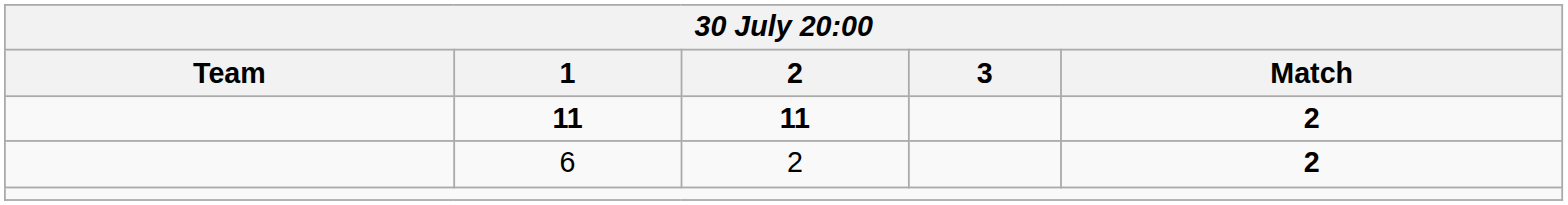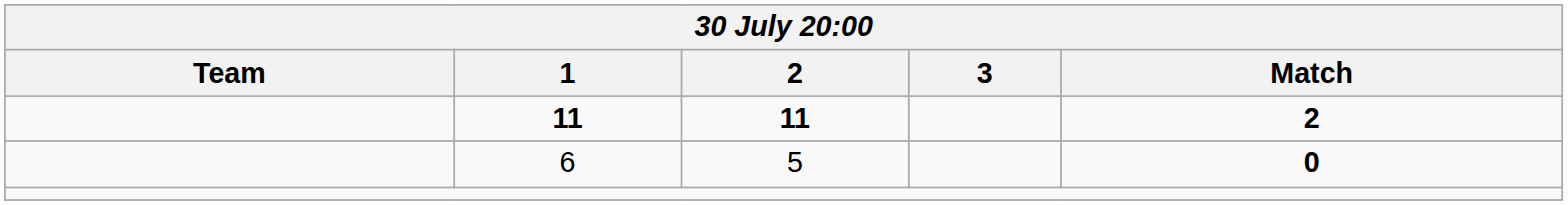(795, 163) 2 -> (795, 163) 5
(1312, 163) 2 -> (1312, 163) 0
